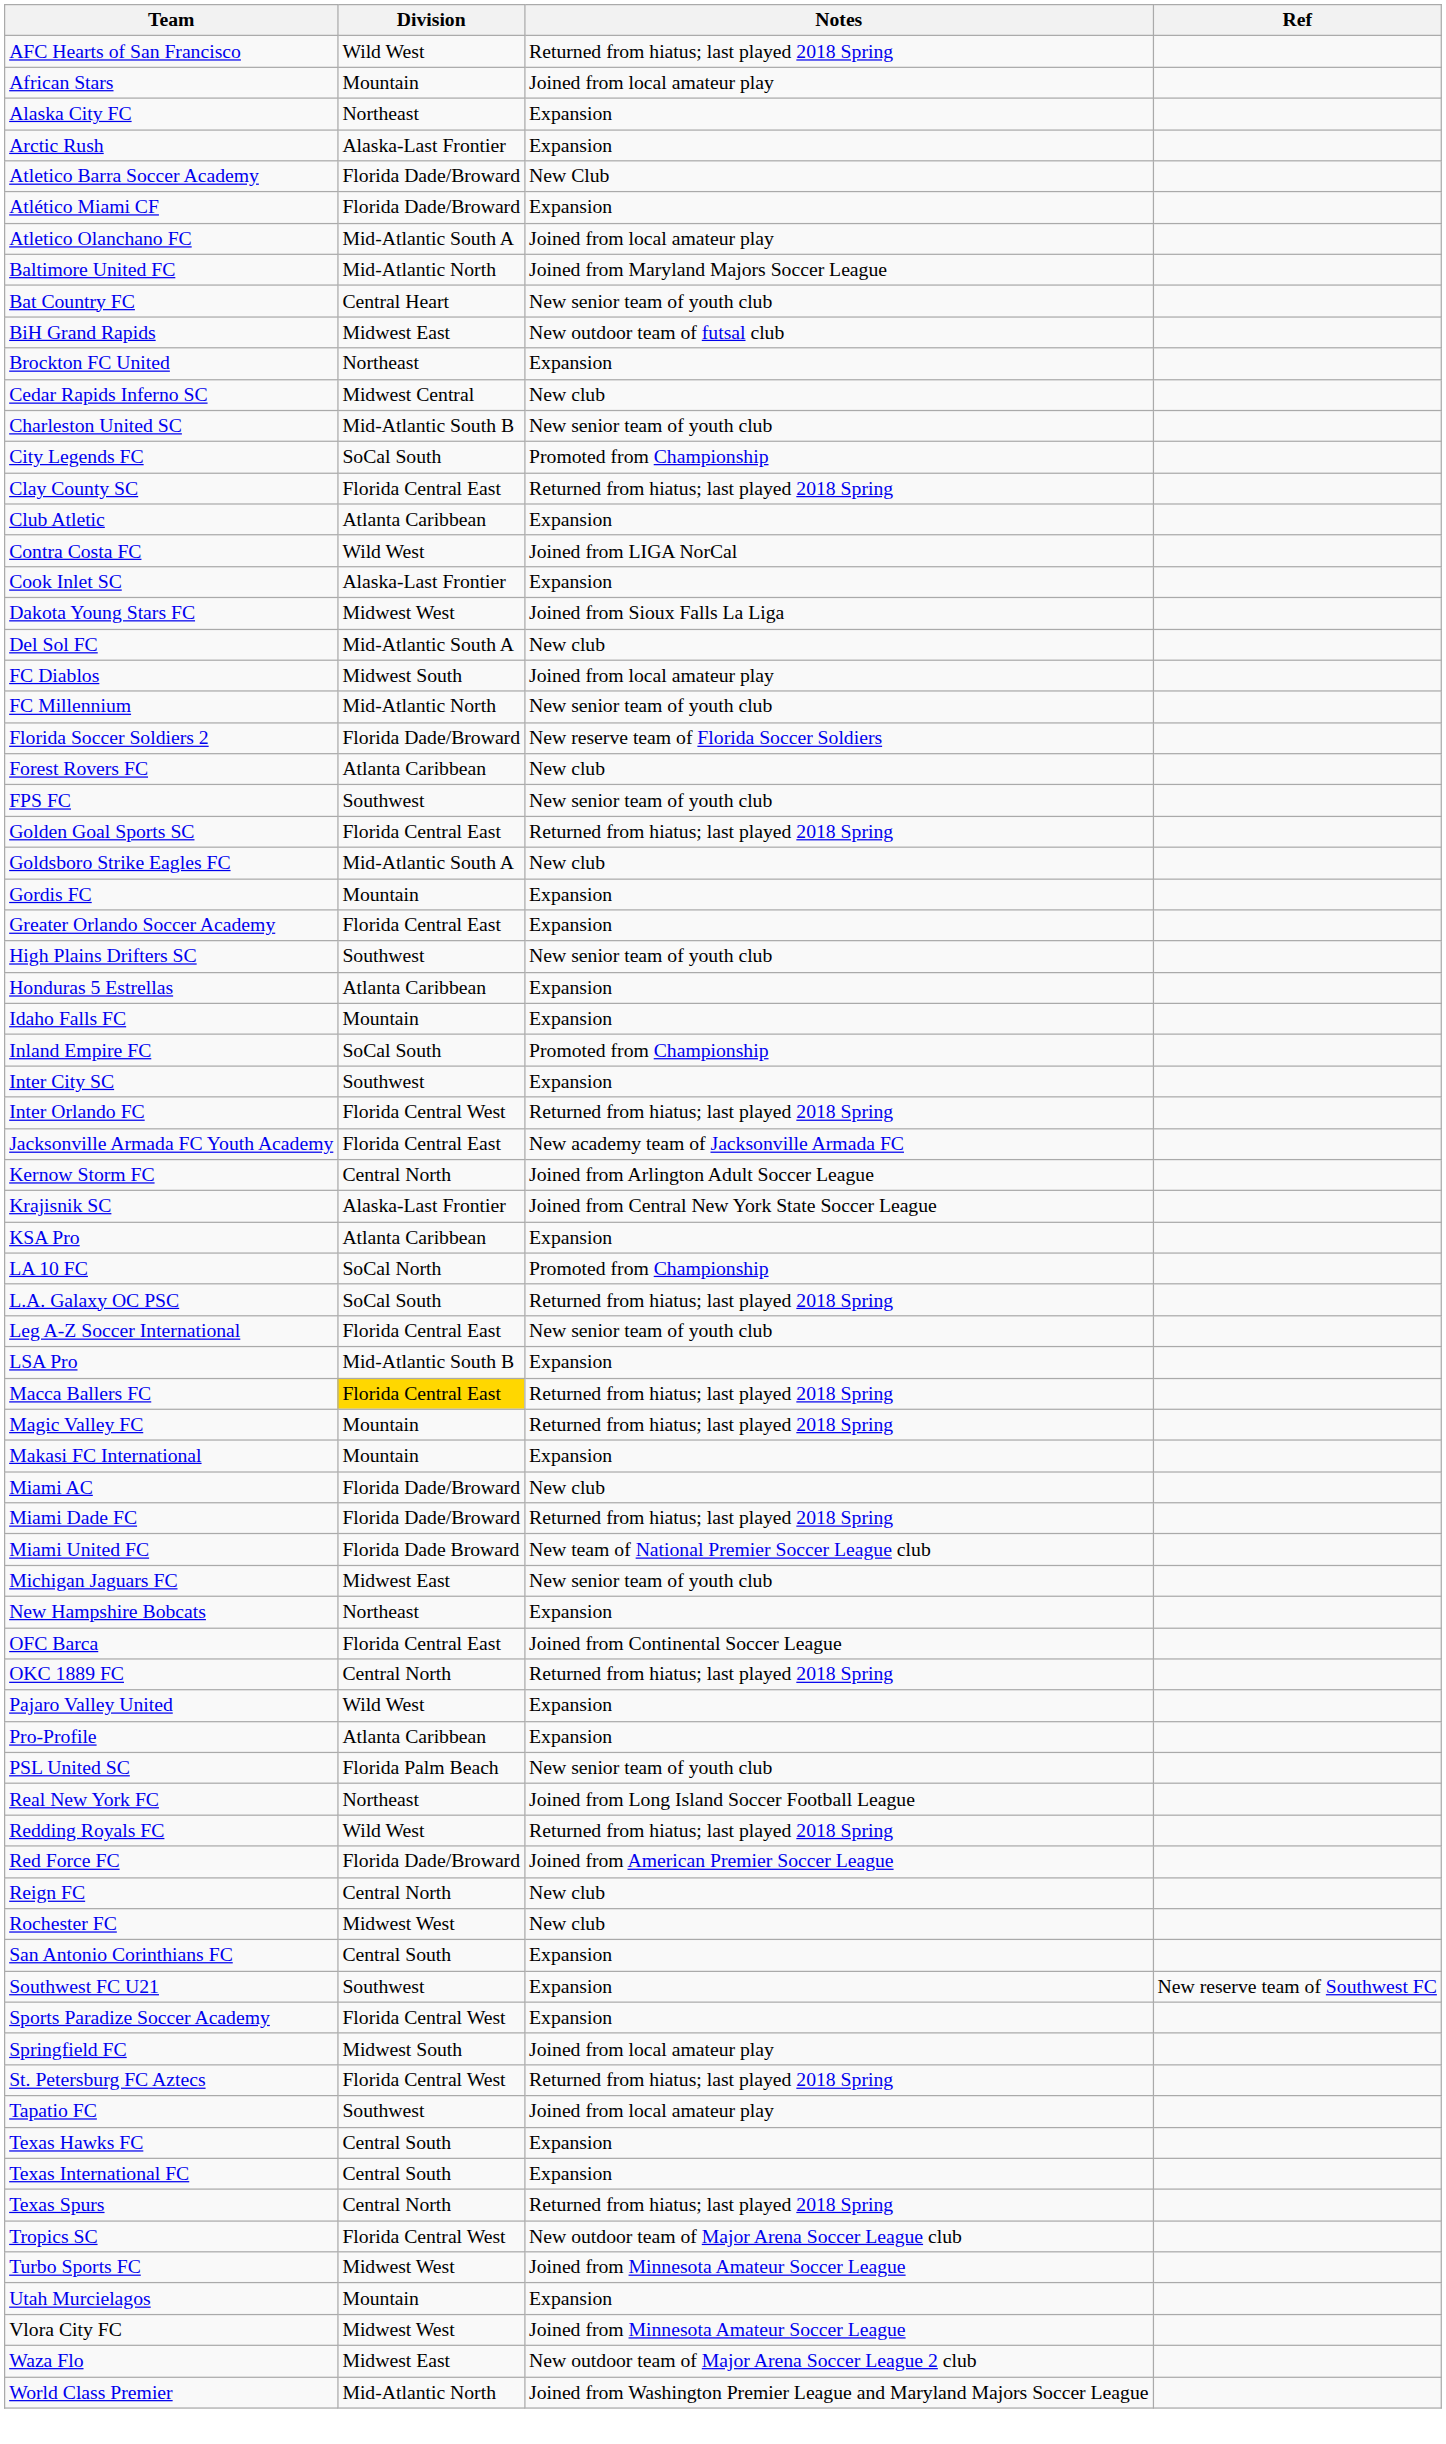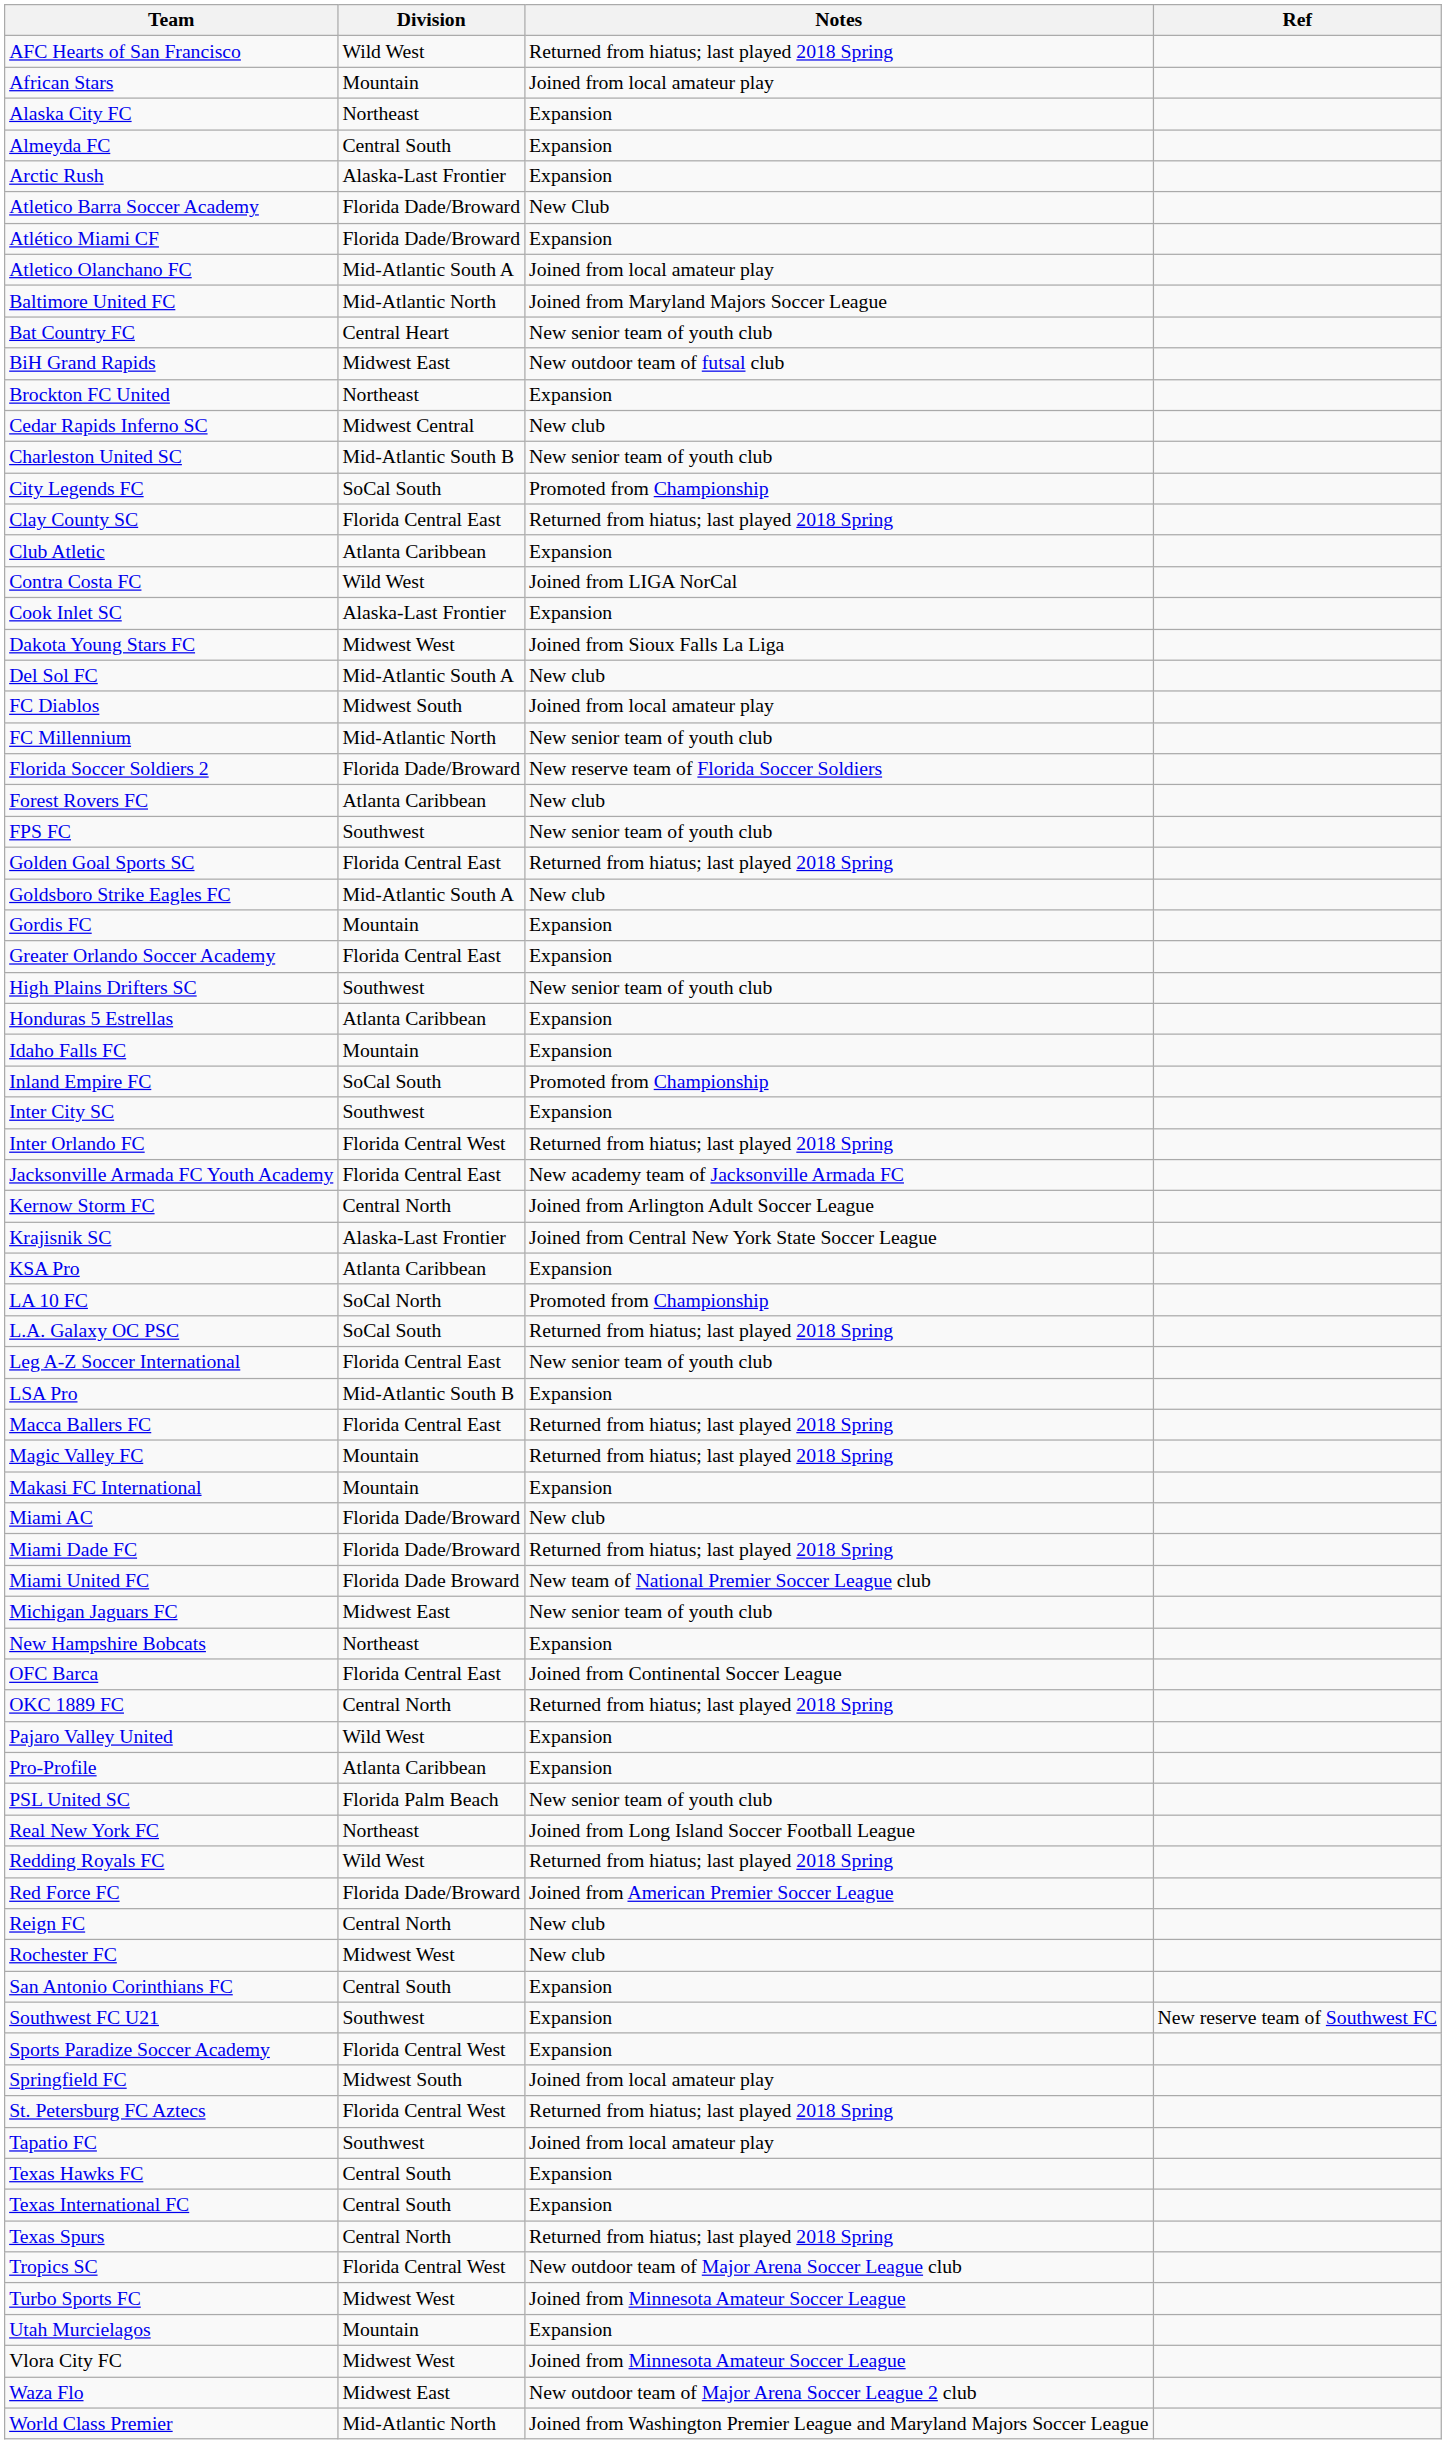+ row: (60, 144)
(422, 1393) gold background -> (422, 1424) no background
